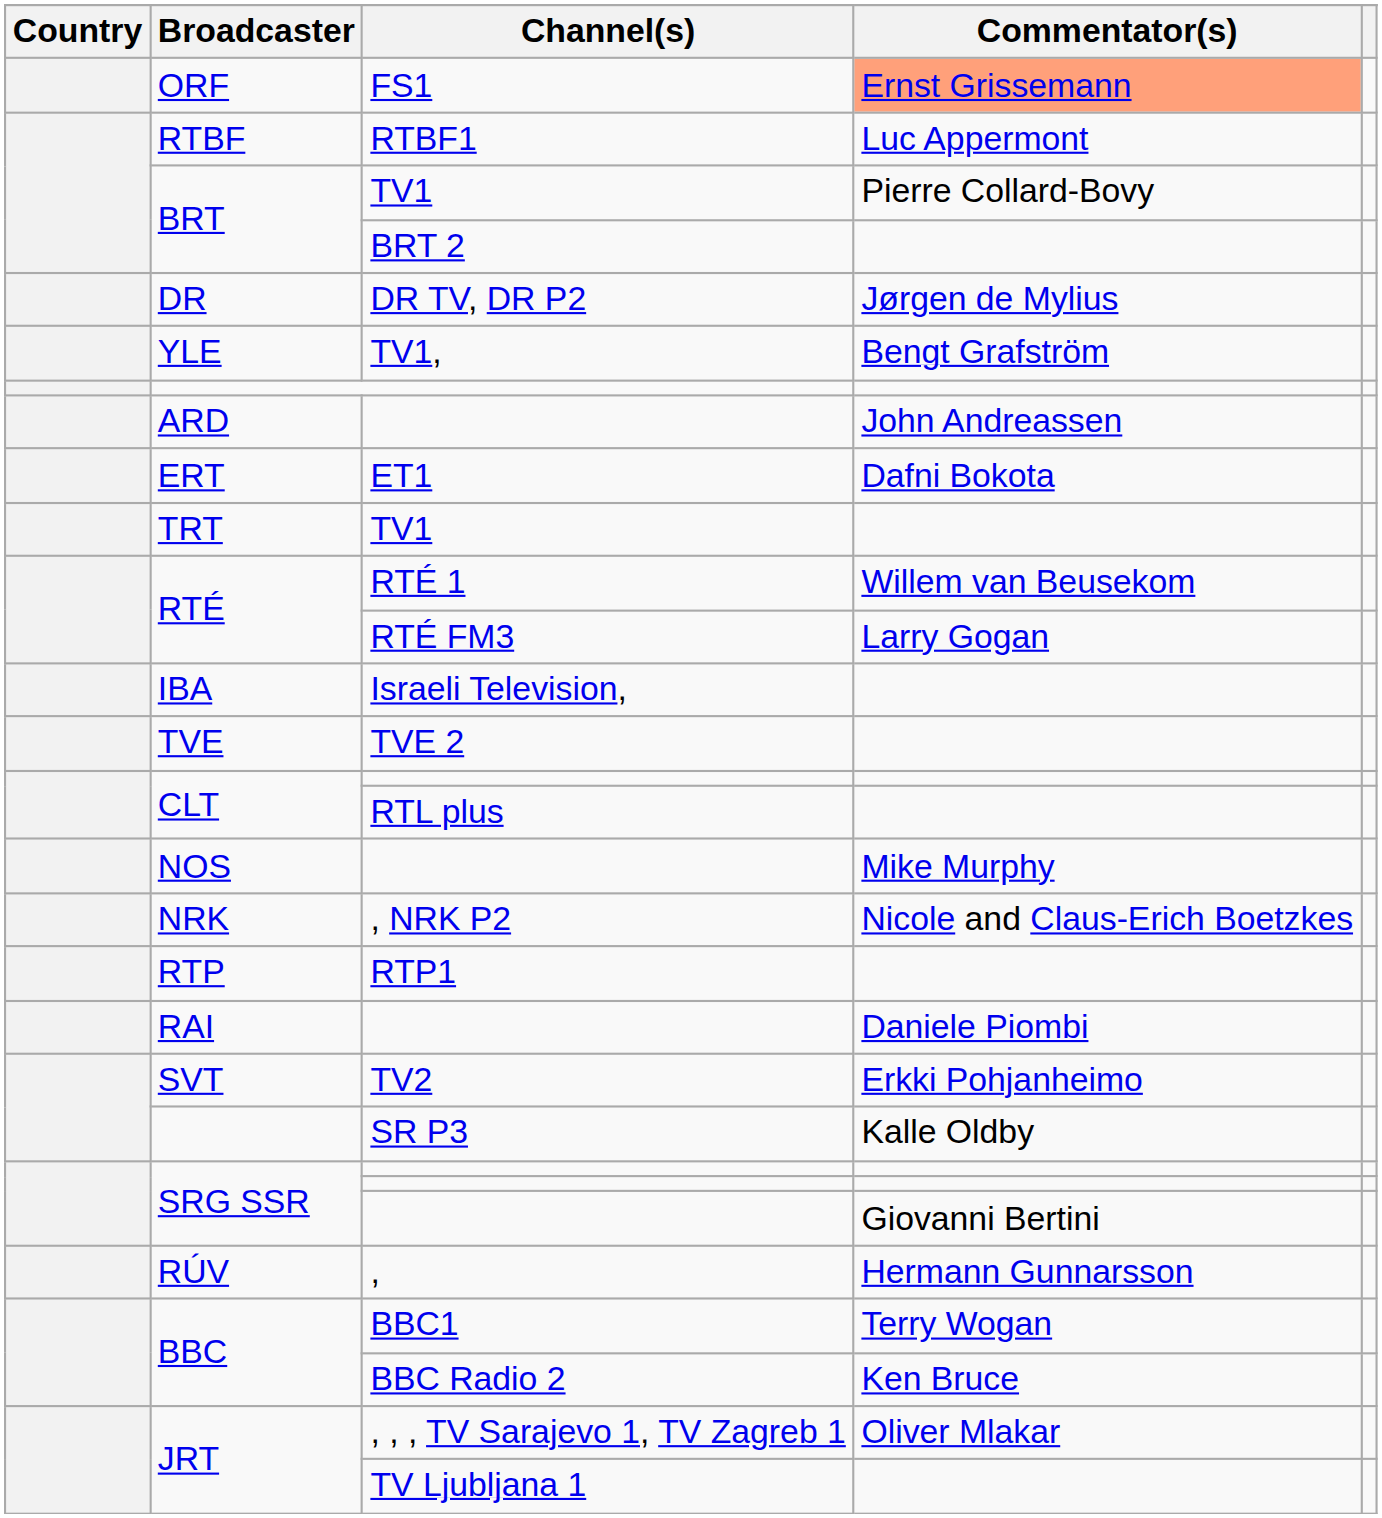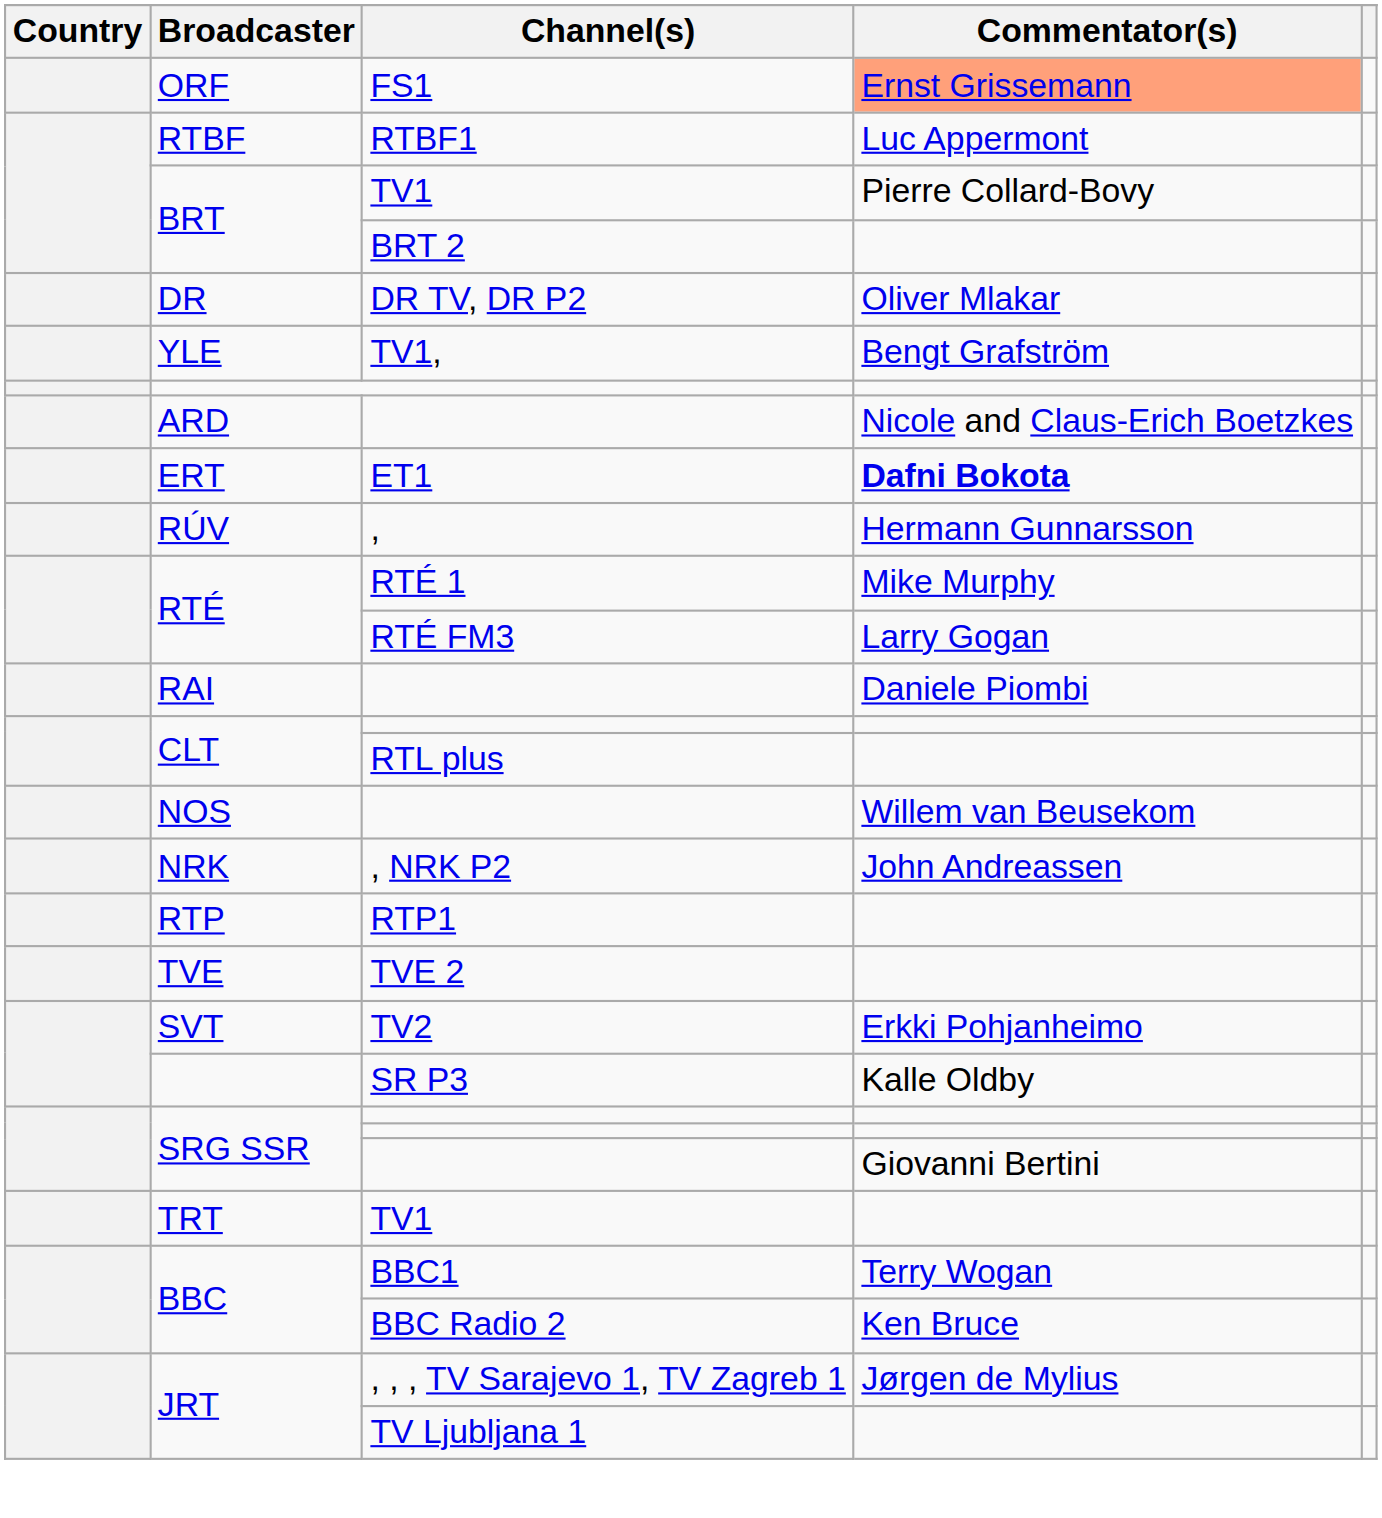(990, 298) Jørgen de Mylius -> (961, 298) Oliver Mlakar
(992, 421) John Andreassen -> (1107, 421) Nicole and Claus-Erich Boetzkes
(958, 475) normal -> (965, 475) bold
rows swapped: (193, 1271) <-> (190, 528)
(1028, 582) Willem van Beusekom -> (958, 582) Mike Murphy
- row: (185, 689)
rows swapped: (186, 1026) <-> (191, 742)
(958, 865) Mike Murphy -> (1028, 811) Willem van Beusekom
(1107, 919) Nicole and Claus-Erich Boetzkes -> (992, 865) John Andreassen
(961, 1432) Oliver Mlakar -> (990, 1378) Jørgen de Mylius
